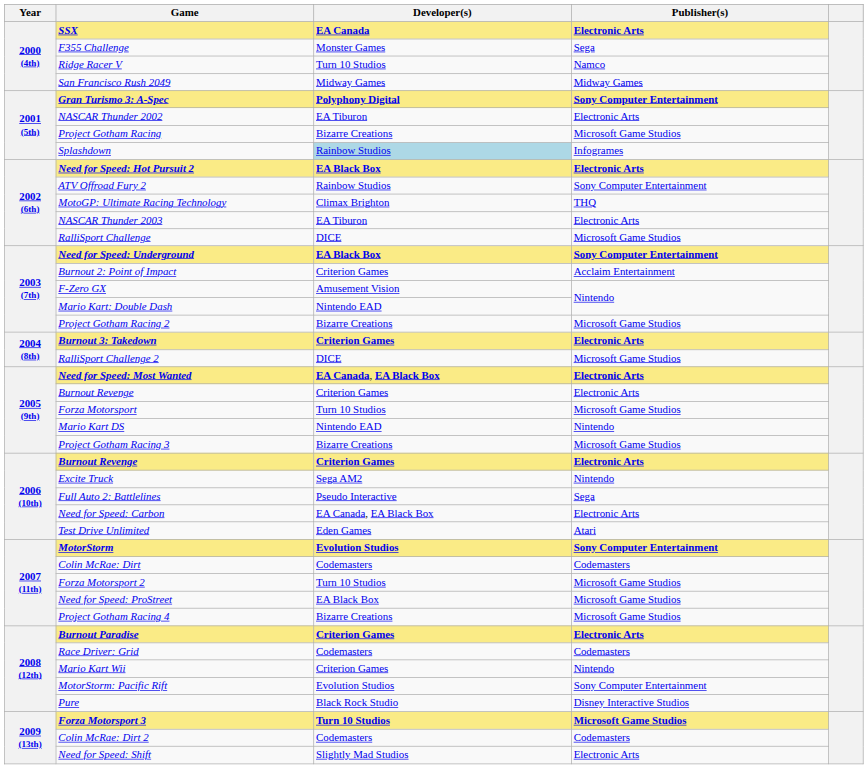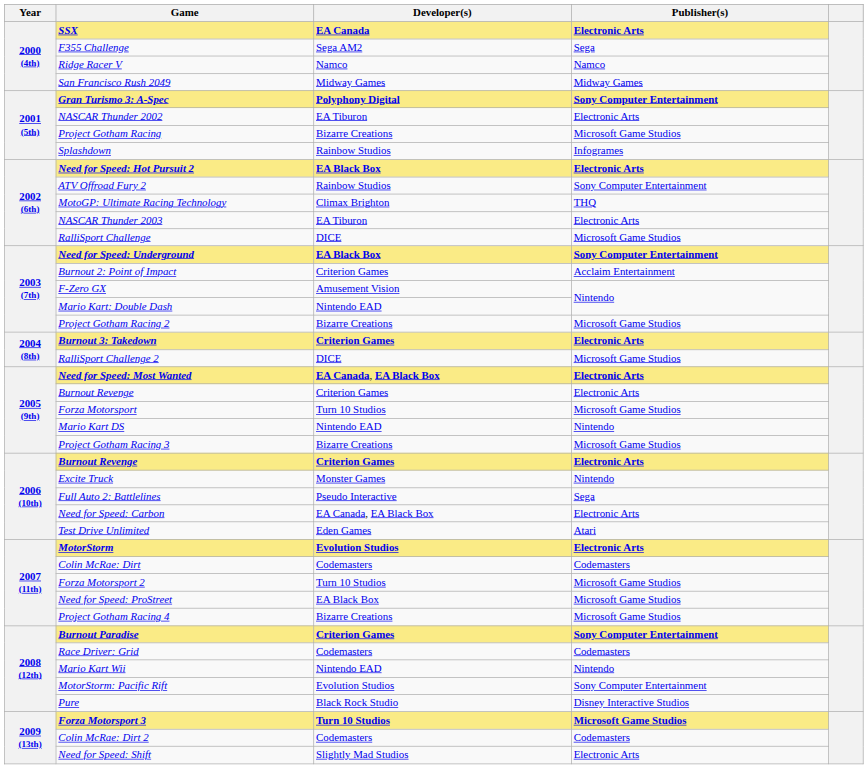(351, 47) Monster Games -> (339, 47) Sega AM2
(351, 64) Turn 10 Studios -> (332, 64) Namco
(353, 151) lightblue background -> (353, 151) no background
(339, 479) Sega AM2 -> (351, 479) Monster Games
(646, 548) Sony Computer Entertainment -> (609, 548) Electronic Arts
(609, 634) Electronic Arts -> (646, 634) Sony Computer Entertainment
(352, 668) Criterion Games -> (349, 668) Nintendo EAD
